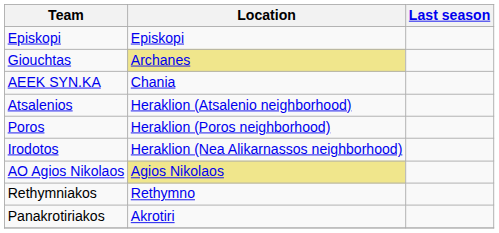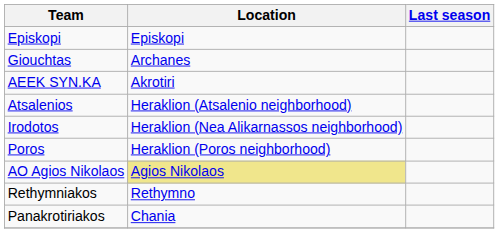(161, 60) khaki background -> (161, 60) no background
(153, 82) Chania -> (153, 82) Akrotiri
rows swapped: (33, 149) <-> (26, 127)
(153, 216) Akrotiri -> (153, 216) Chania
